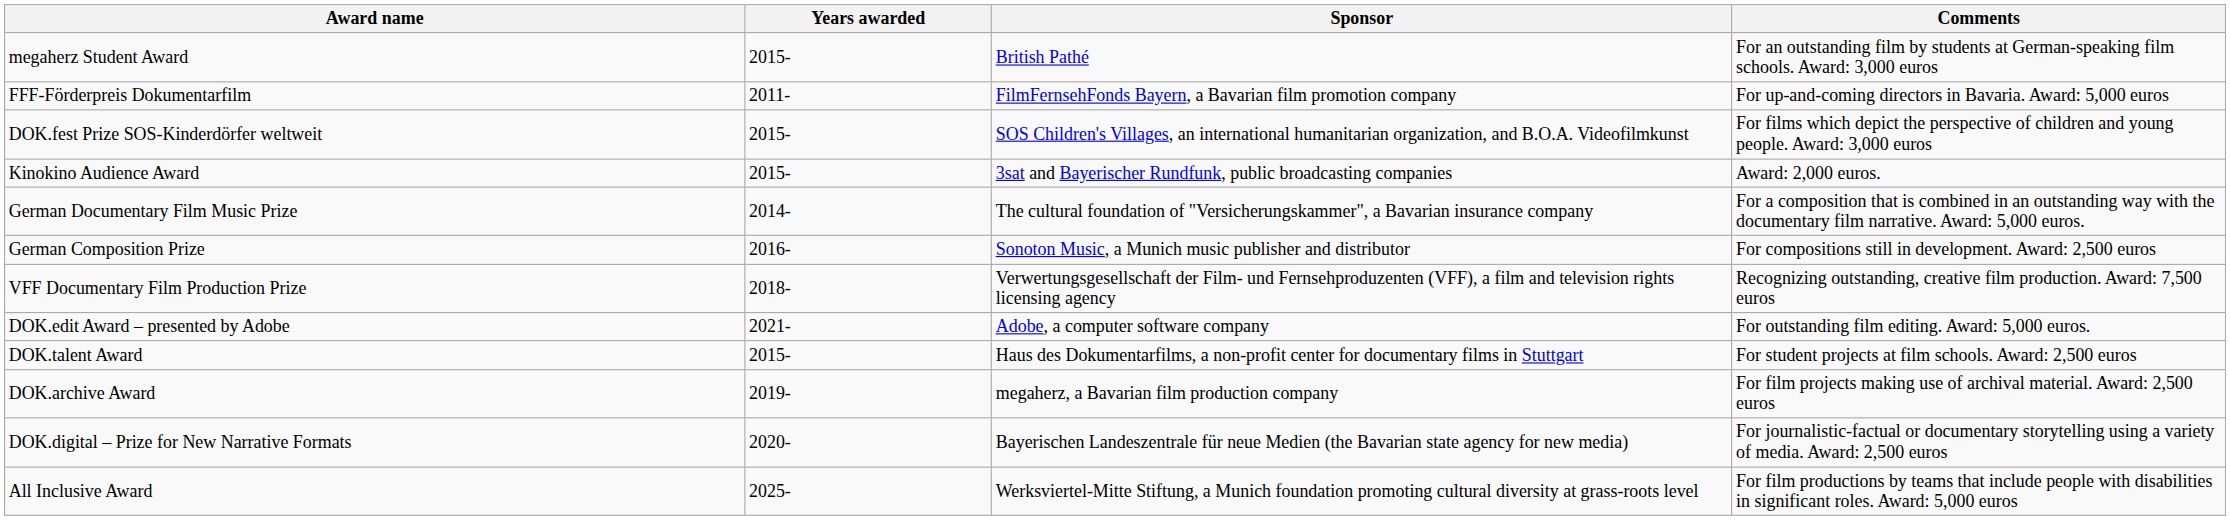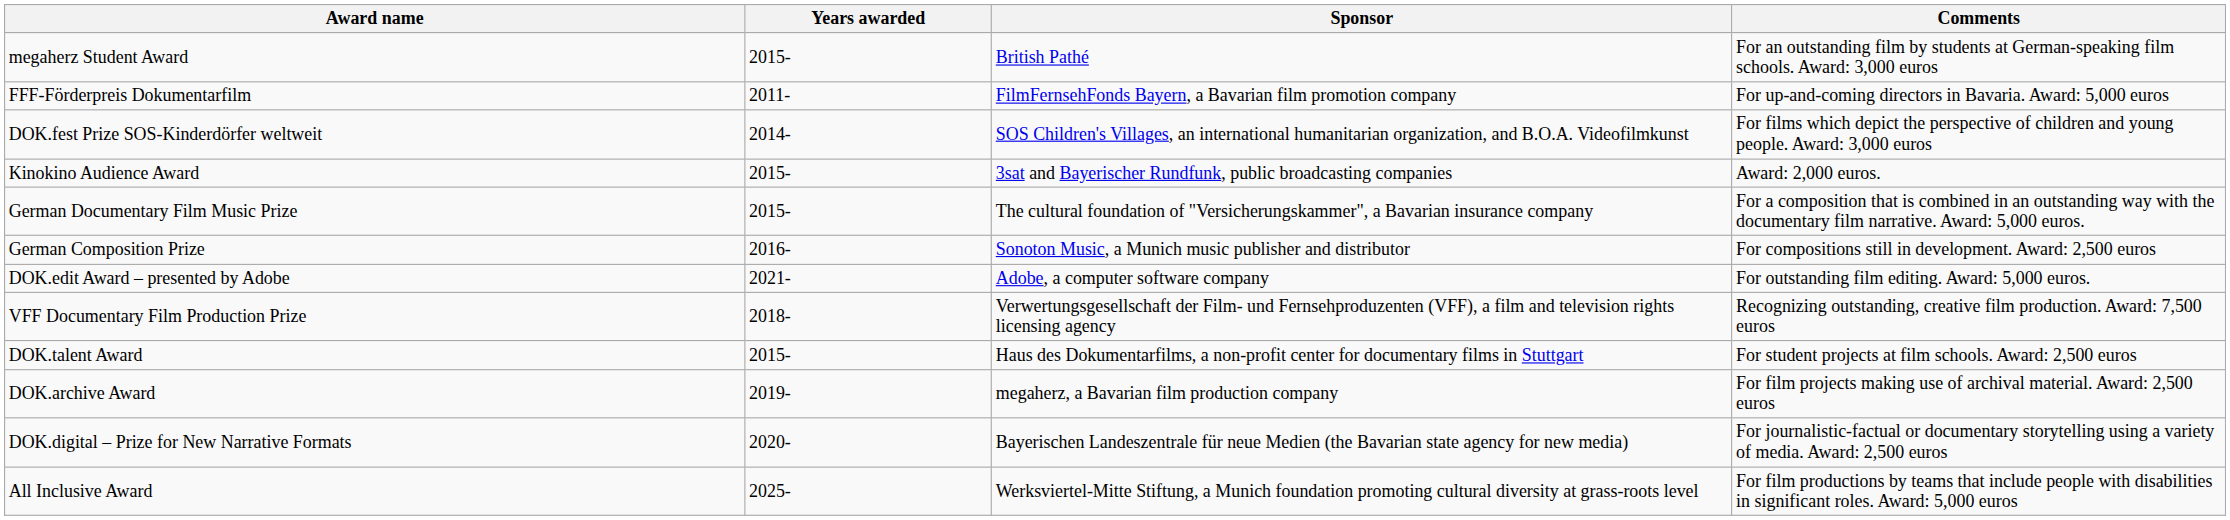(770, 134) 2015- -> (770, 134) 2014-
(770, 211) 2014- -> (770, 211) 2015-
rows swapped: (158, 288) <-> (149, 326)
